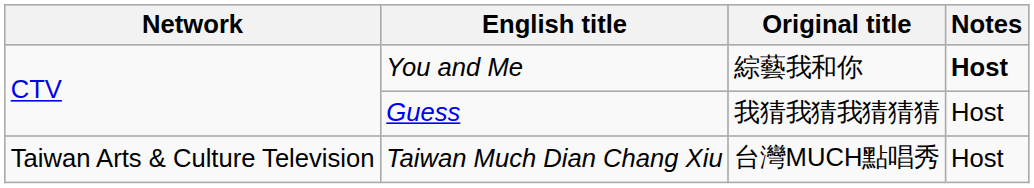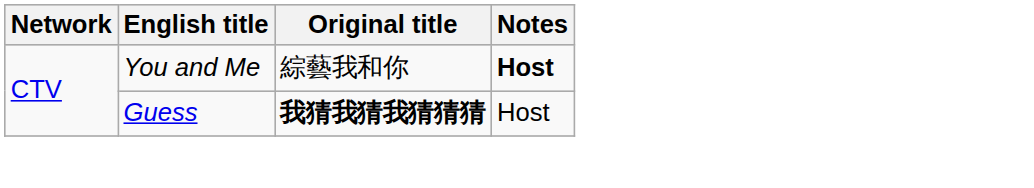(837, 112) normal -> (383, 112) bold
- row: (554, 158)
